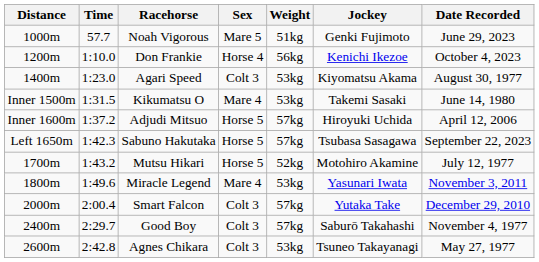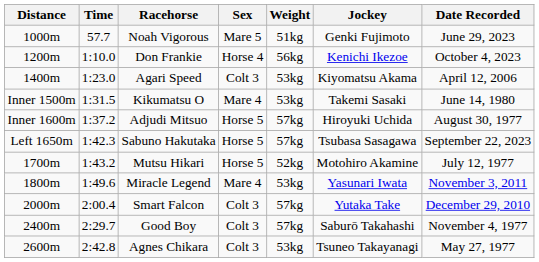(478, 78) August 30, 1977 -> (478, 78) April 12, 2006
(478, 120) April 12, 2006 -> (478, 120) August 30, 1977
